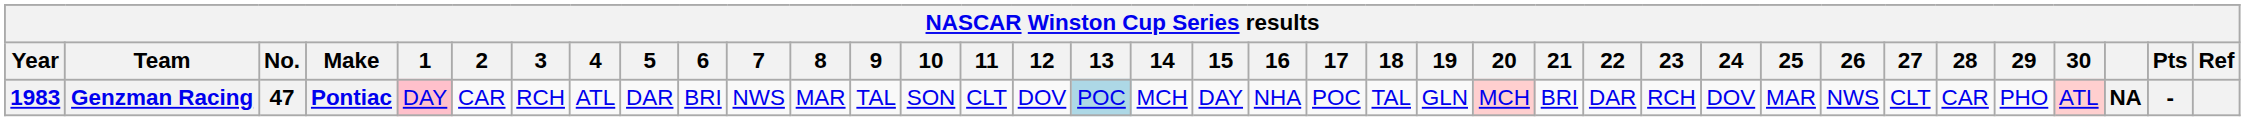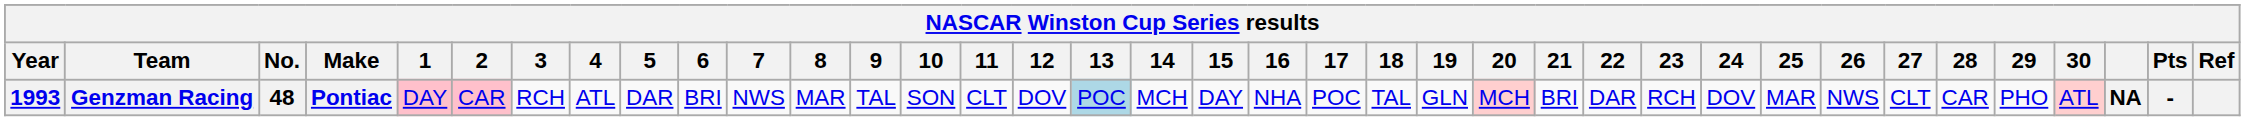(35, 97) 1983 -> (35, 97) 1993
(282, 97) 47 -> (282, 97) 48
(482, 97) no background -> (482, 97) pink background
